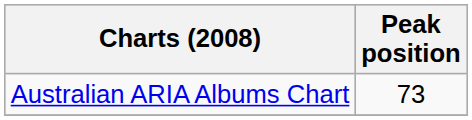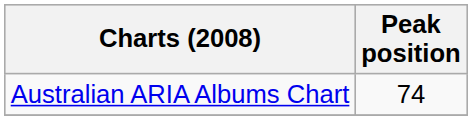(411, 94) 73 -> (411, 94) 74
